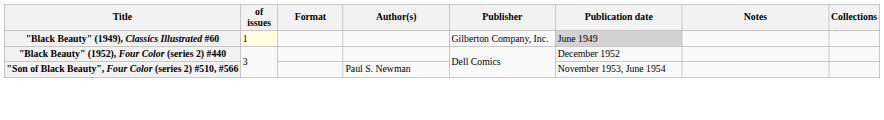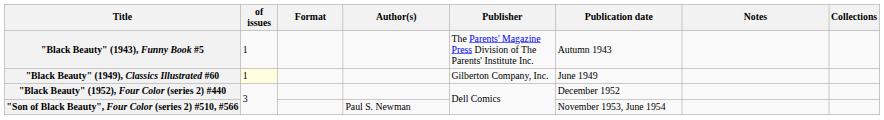+ row: (122, 49)
(578, 38) lightgrey background -> (578, 76) no background
